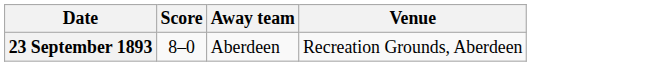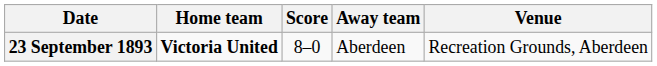+ column: (219, 18)
